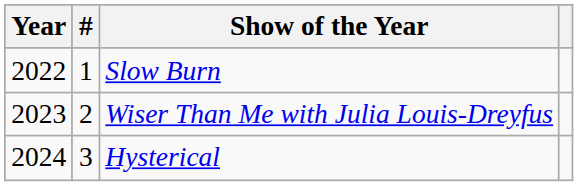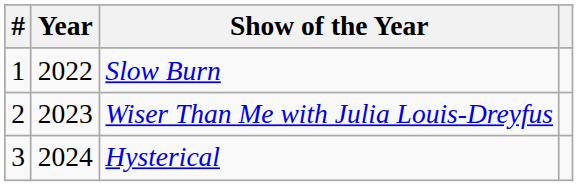columns swapped: (86, 26) <-> (39, 26)
